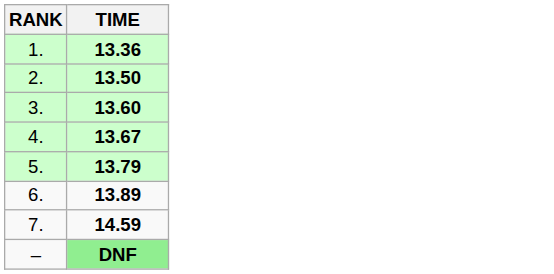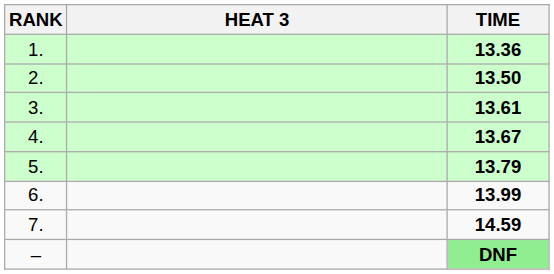+ column: (257, 20)
(118, 108) 13.60 -> (498, 108) 13.61
(118, 196) 13.89 -> (498, 196) 13.99
